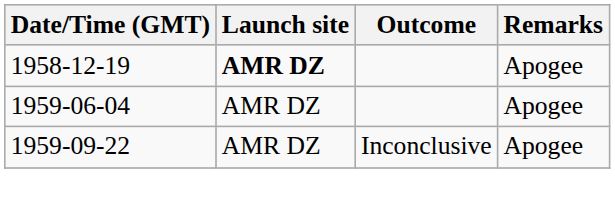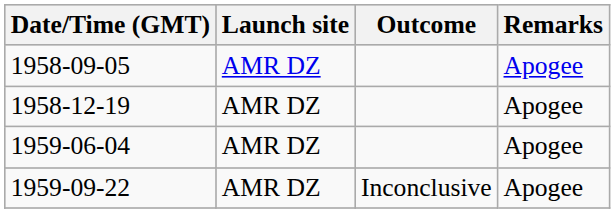+ row: (70, 65)
(273, 65) bold -> (271, 106) normal
